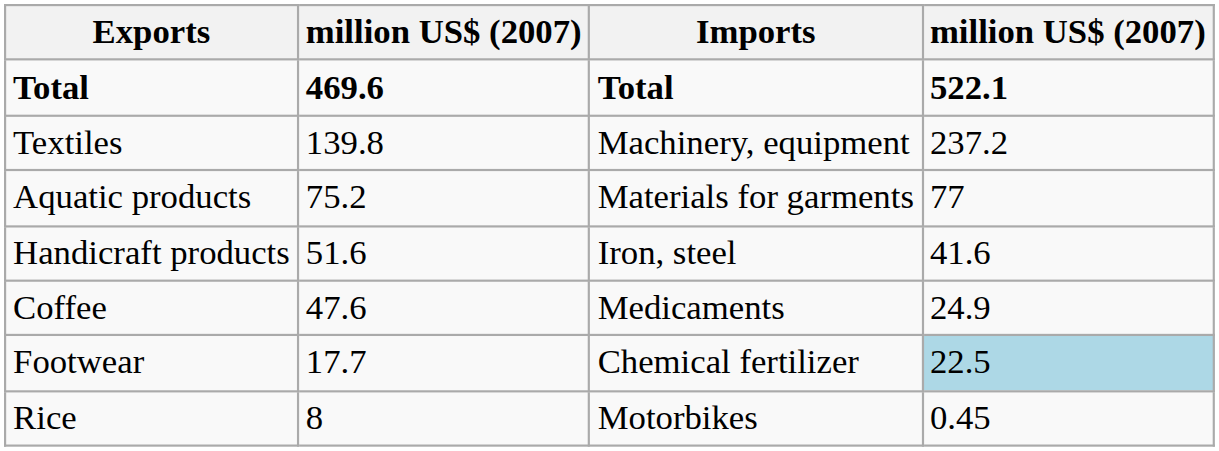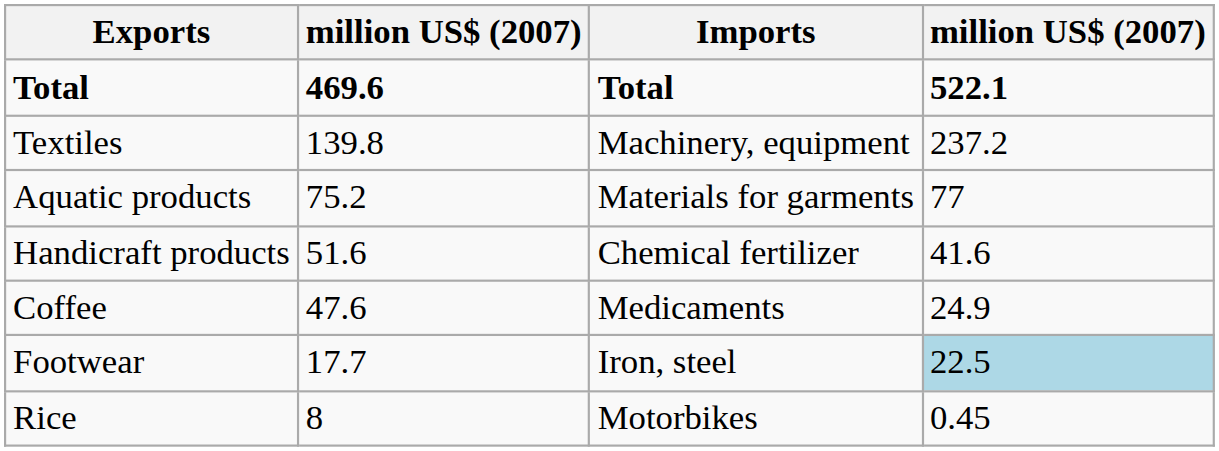(667, 252) Iron, steel -> (728, 252) Chemical fertilizer
(728, 362) Chemical fertilizer -> (667, 362) Iron, steel
